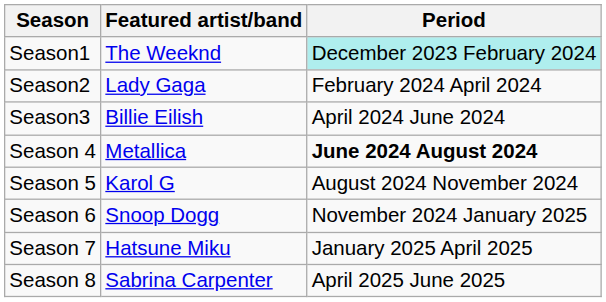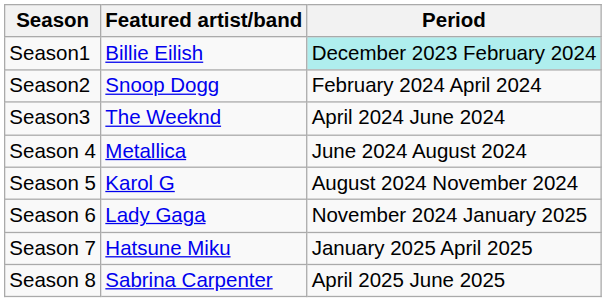(163, 53) The Weeknd -> (154, 53) Billie Eilish
(155, 85) Lady Gaga -> (162, 85) Snoop Dogg
(154, 118) Billie Eilish -> (163, 118) The Weeknd
(425, 150) bold -> (419, 150) normal
(162, 215) Snoop Dogg -> (155, 215) Lady Gaga
